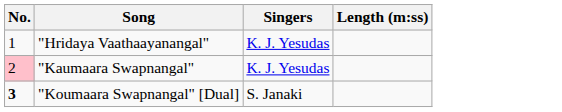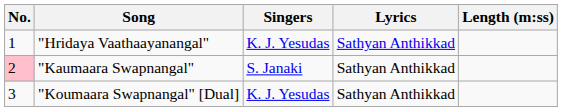+ column: (396, 17)
(288, 68) K. J. Yesudas -> (274, 68) S. Janaki
(12, 94) bold -> (12, 94) normal
(274, 94) S. Janaki -> (288, 94) K. J. Yesudas
